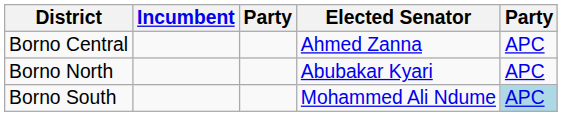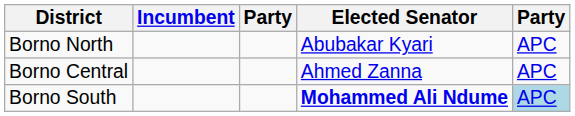rows swapped: (61, 71) <-> (69, 44)
(398, 98) normal -> (404, 98) bold
